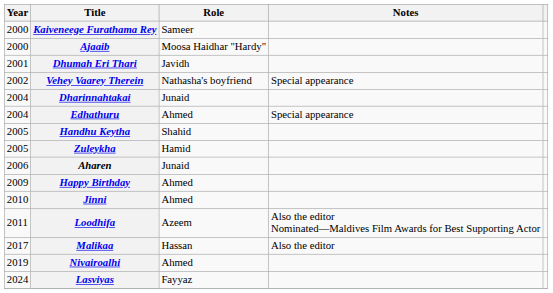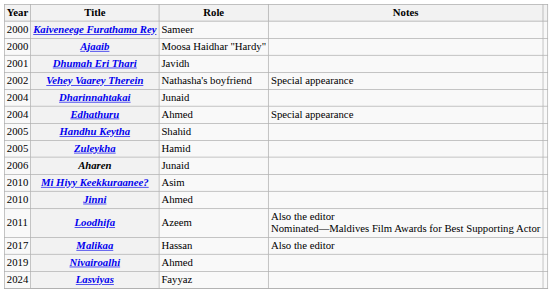- row: (95, 183)
+ row: (95, 183)
